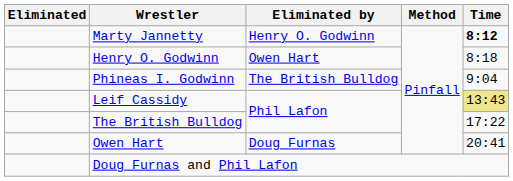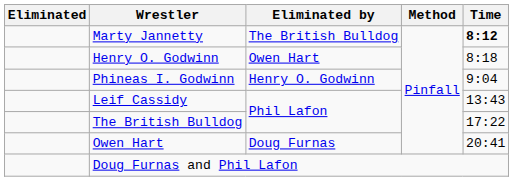(312, 37) Henry O. Godwinn -> (323, 37) The British Bulldog
(323, 79) The British Bulldog -> (312, 79) Henry O. Godwinn
(486, 101) khaki background -> (486, 101) no background
